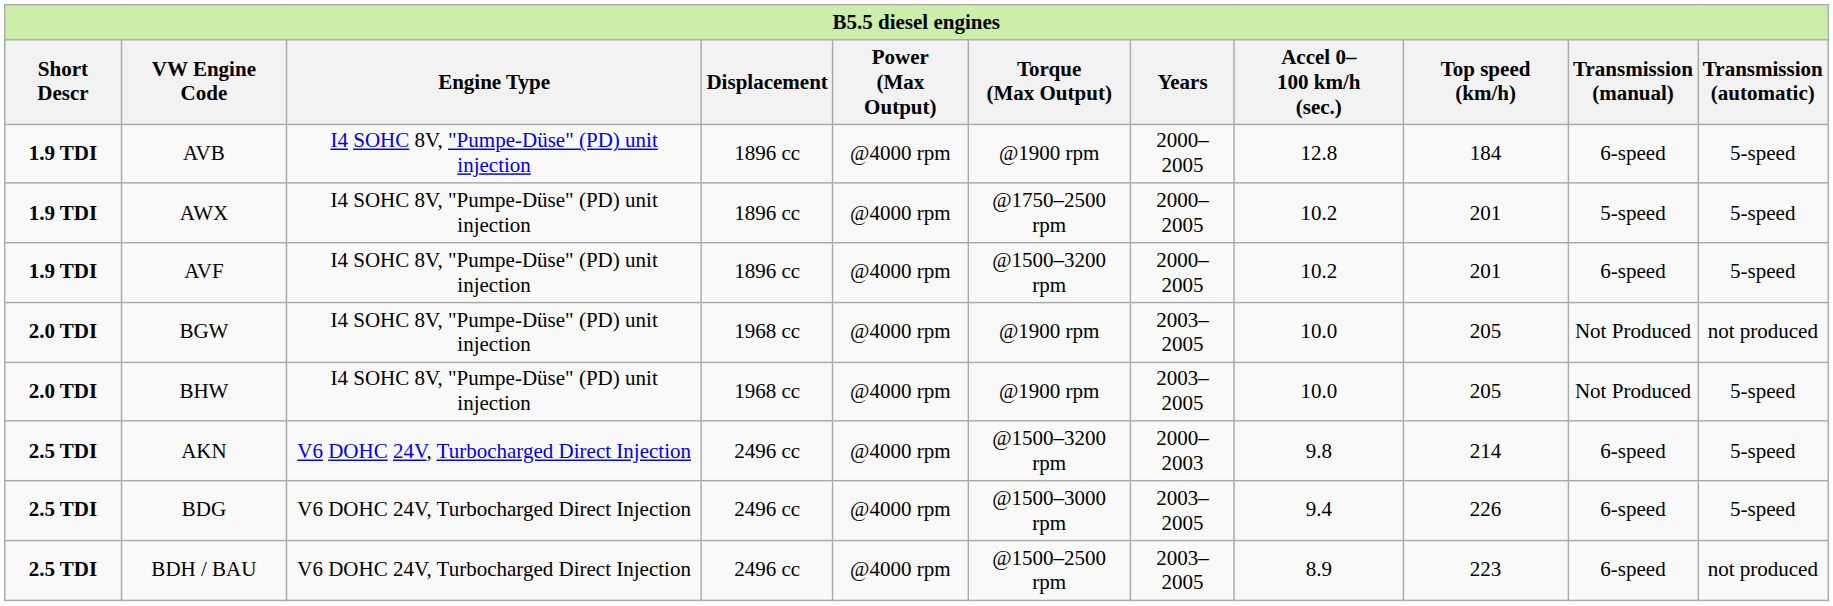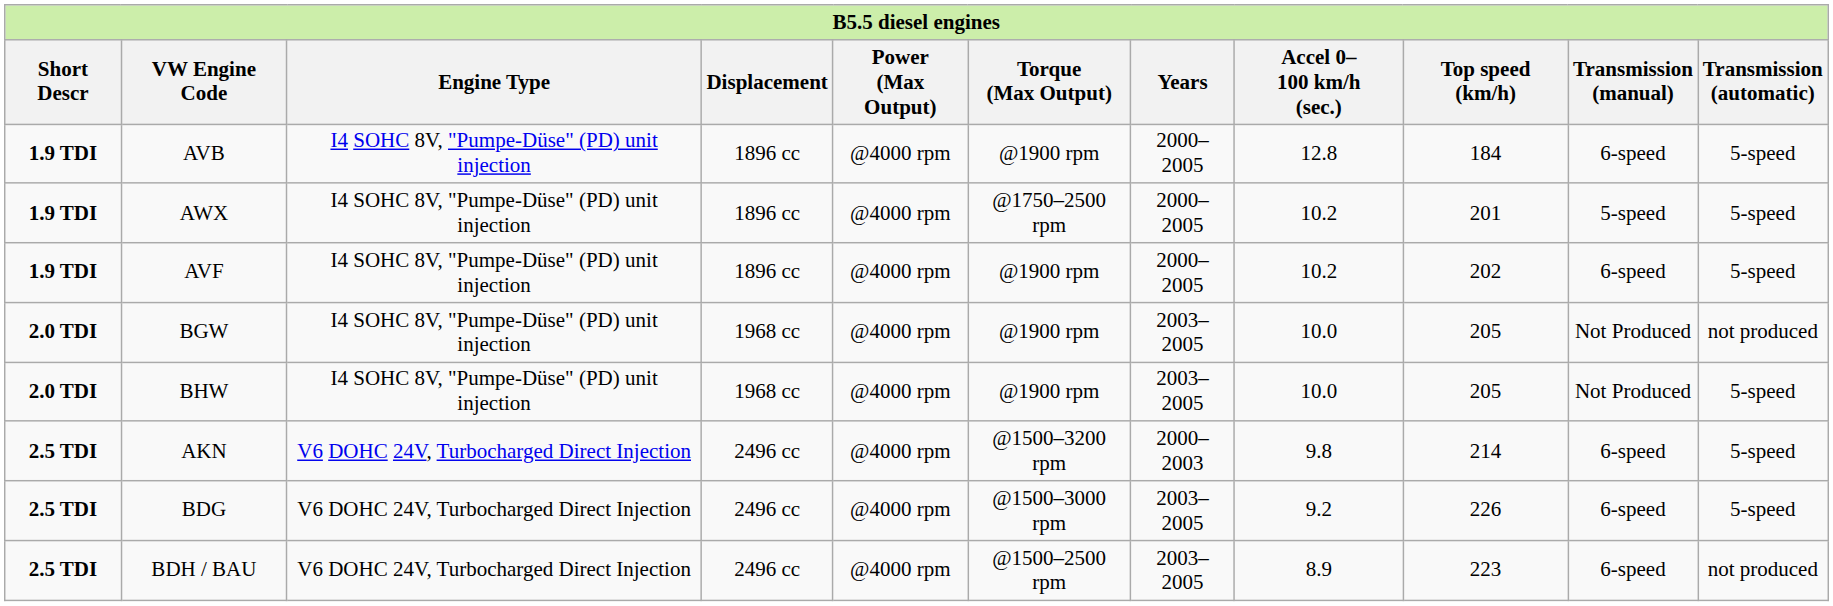(1049, 272) @1500–3200 rpm -> (1049, 272) @1900 rpm
(1486, 272) 201 -> (1486, 272) 202
(1319, 510) 9.4 -> (1319, 510) 9.2
